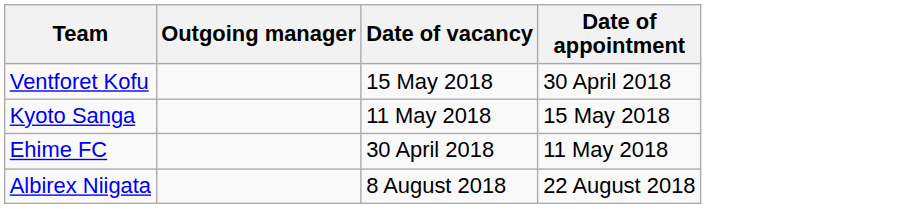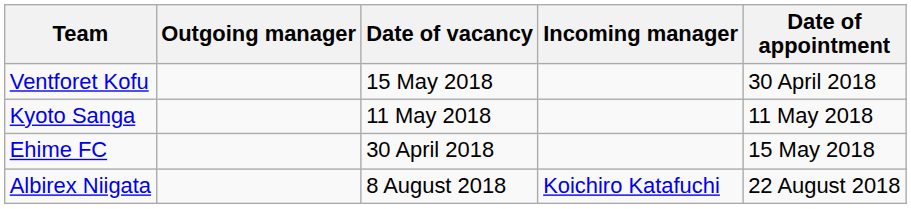+ column: (641, 34)
(607, 116) 15 May 2018 -> (811, 116) 11 May 2018
(606, 150) 11 May 2018 -> (812, 150) 15 May 2018
